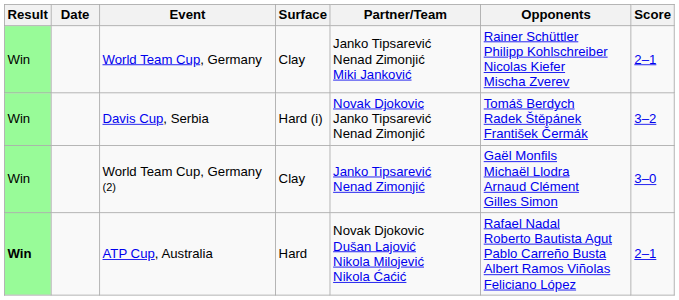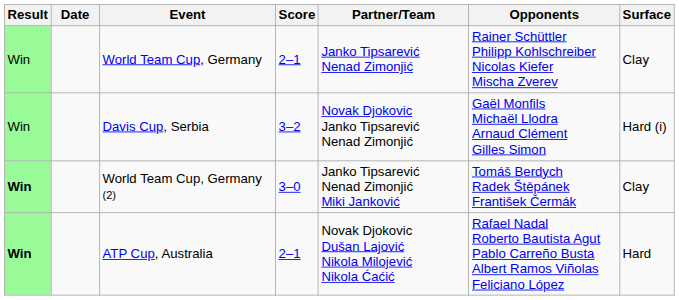columns swapped: (303, 14) <-> (653, 14)
(382, 59) Janko Tipsarević Nenad Zimonjić Miki Janković -> (370, 59) Janko Tipsarević Nenad Zimonjić
(536, 118) Tomáš Berdych Radek Štěpánek František Čermák -> (520, 126) Gaël Monfils Michaël Llodra Arnaud Clément Gilles Simon
(19, 178) normal -> (20, 186) bold
(382, 178) Janko Tipsarević Nenad Zimonjić -> (370, 186) Janko Tipsarević Nenad Zimonjić Miki Janković
(531, 178) Gaël Monfils Michaël Llodra Arnaud Clément Gilles Simon -> (524, 186) Tomáš Berdych Radek Štěpánek František Čermák
